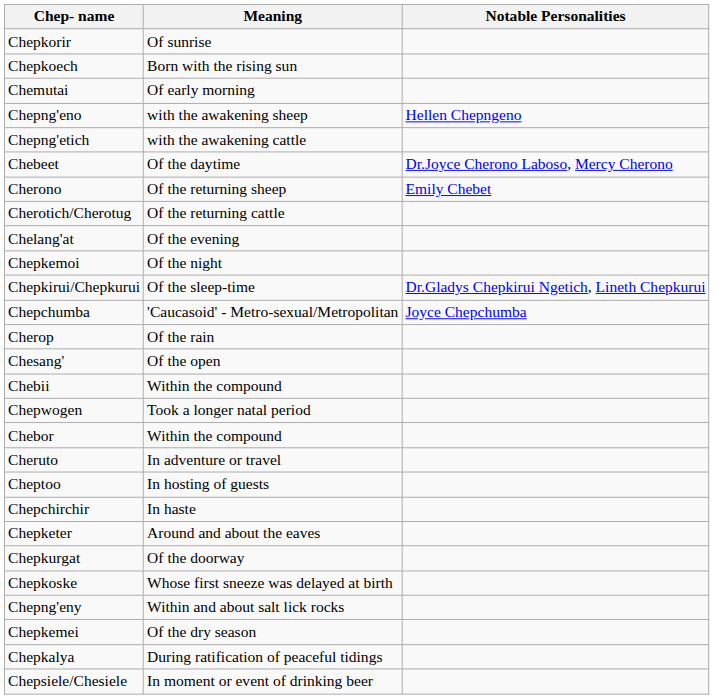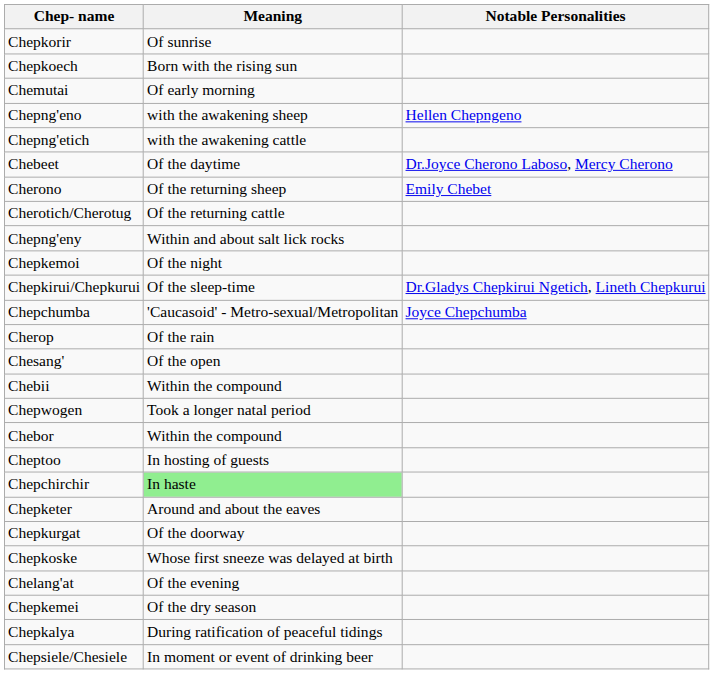rows swapped: (41, 238) <-> (45, 607)
- row: (33, 459)
(171, 509) no background -> (171, 484) lightgreen background
